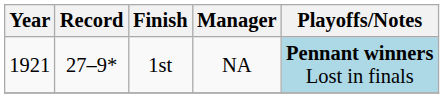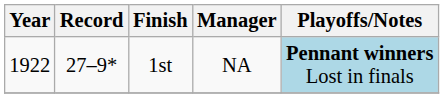(30, 64) 1921 -> (30, 64) 1922
